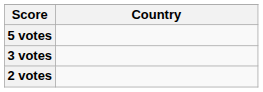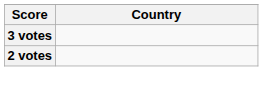- row: (30, 35)
